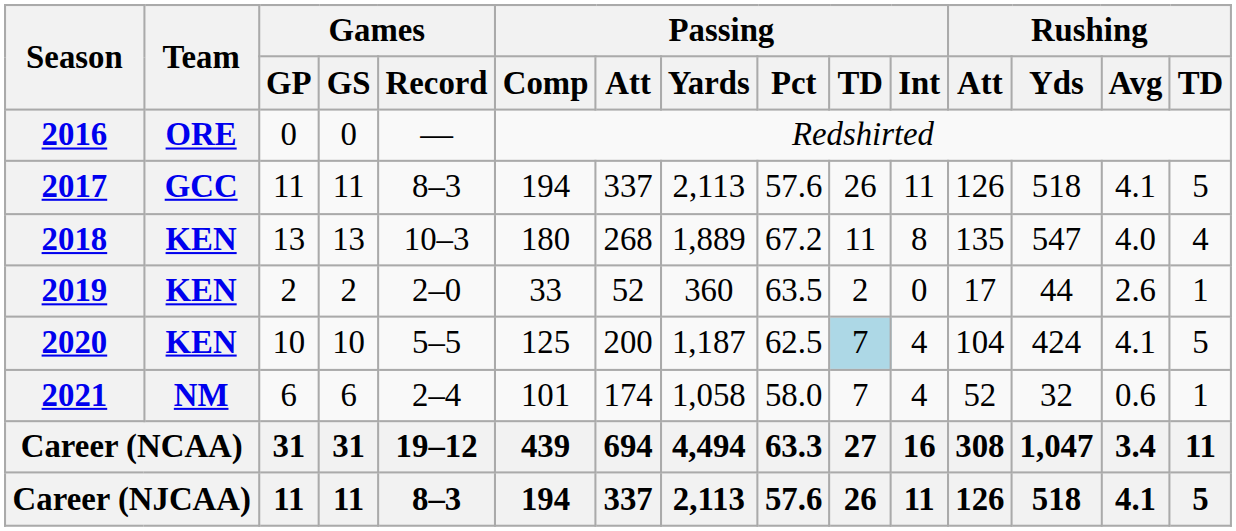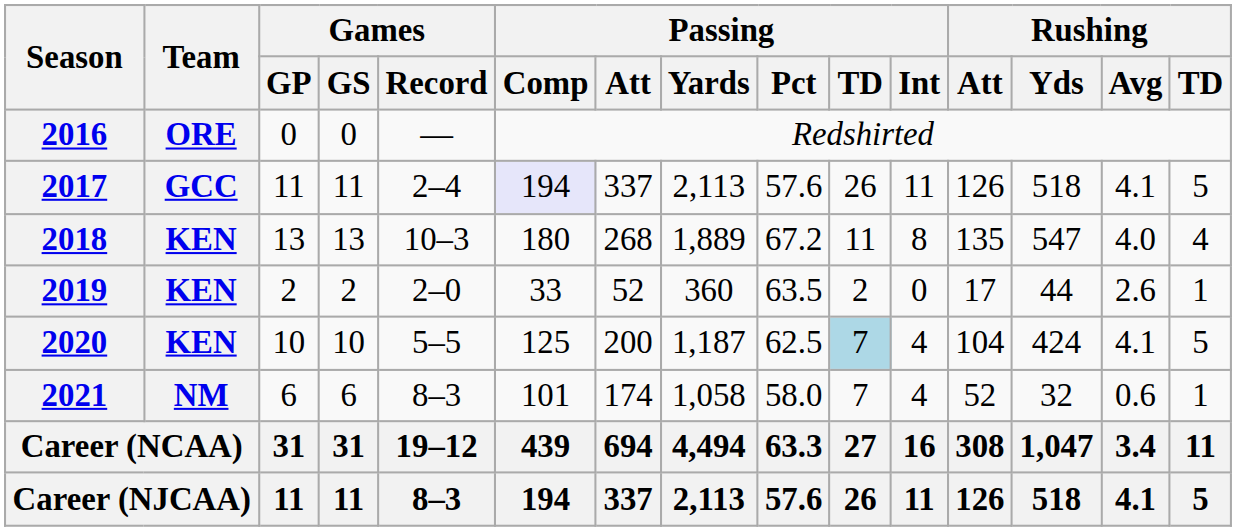(437, 186) 8–3 -> (437, 186) 2–4
(546, 186) no background -> (546, 186) lavender background
(437, 394) 2–4 -> (437, 394) 8–3
